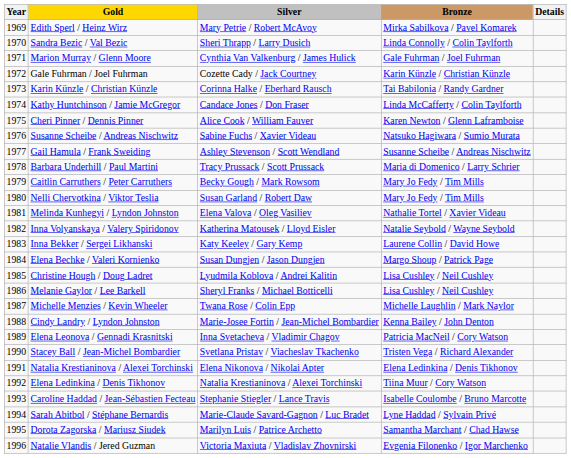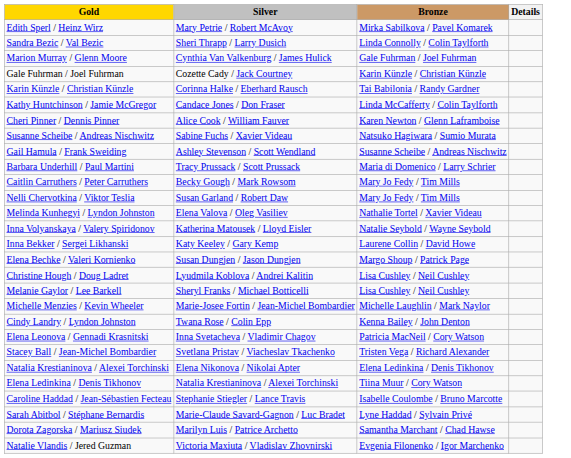- column: (16, 12)
(248, 306) Twana Rose / Colin Epp -> (265, 306) Marie-Josee Fortin / Jean-Michel Bombardier
(289, 321) Marie-Josee Fortin / Jean-Michel Bombardier -> (223, 321) Twana Rose / Colin Epp
